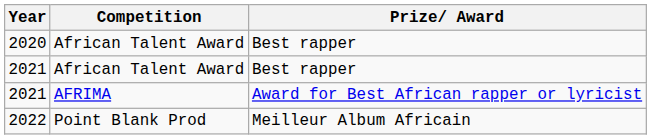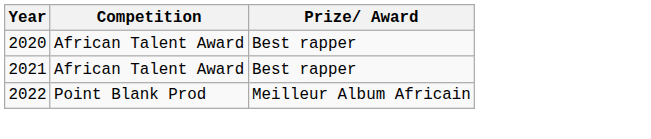- row: (27, 95)
